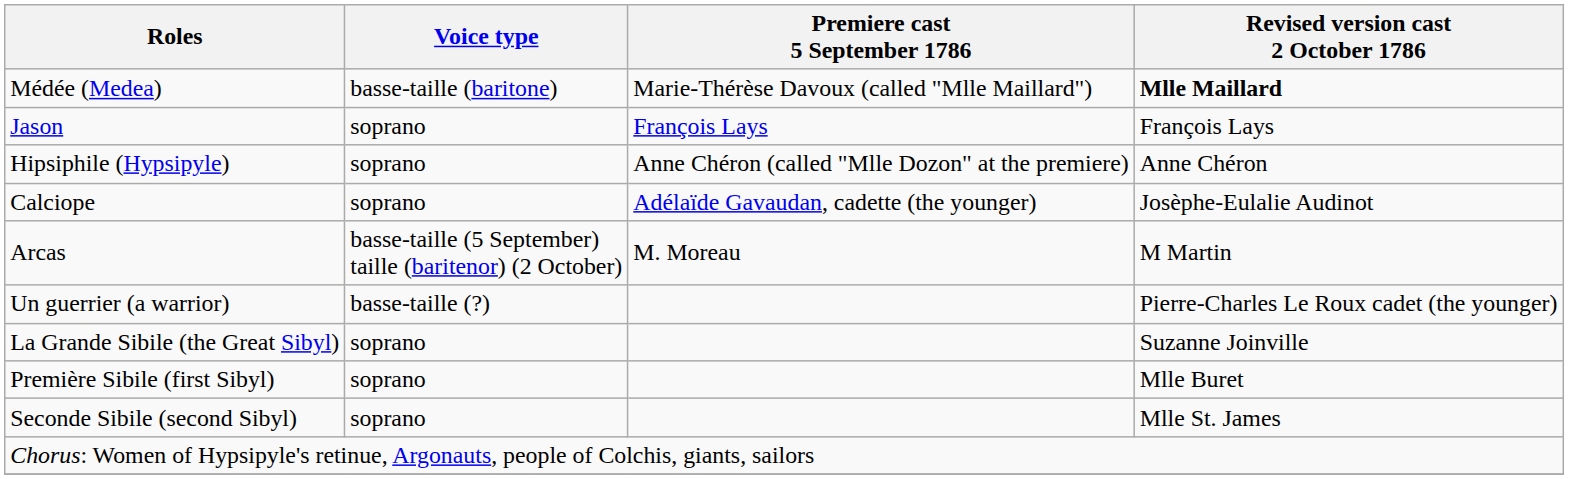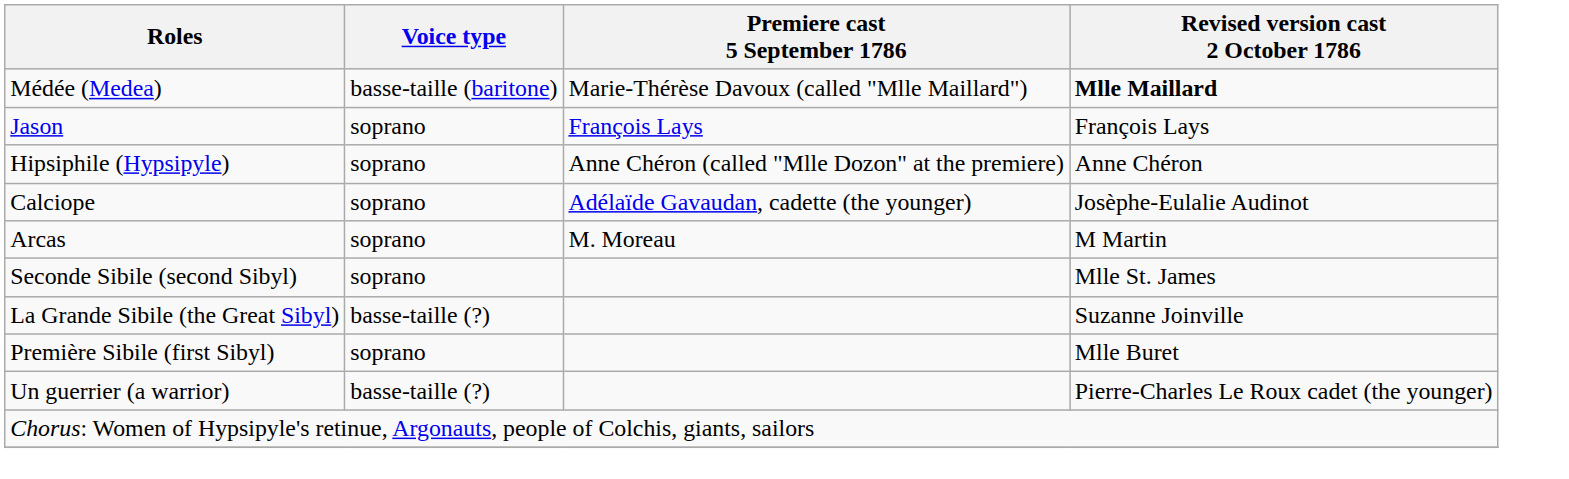(486, 252) basse-taille (5 September) taille (baritenor) (2 October) -> (388, 239) soprano
rows swapped: (120, 303) <-> (154, 417)
(388, 341) soprano -> (420, 314) basse-taille (?)
